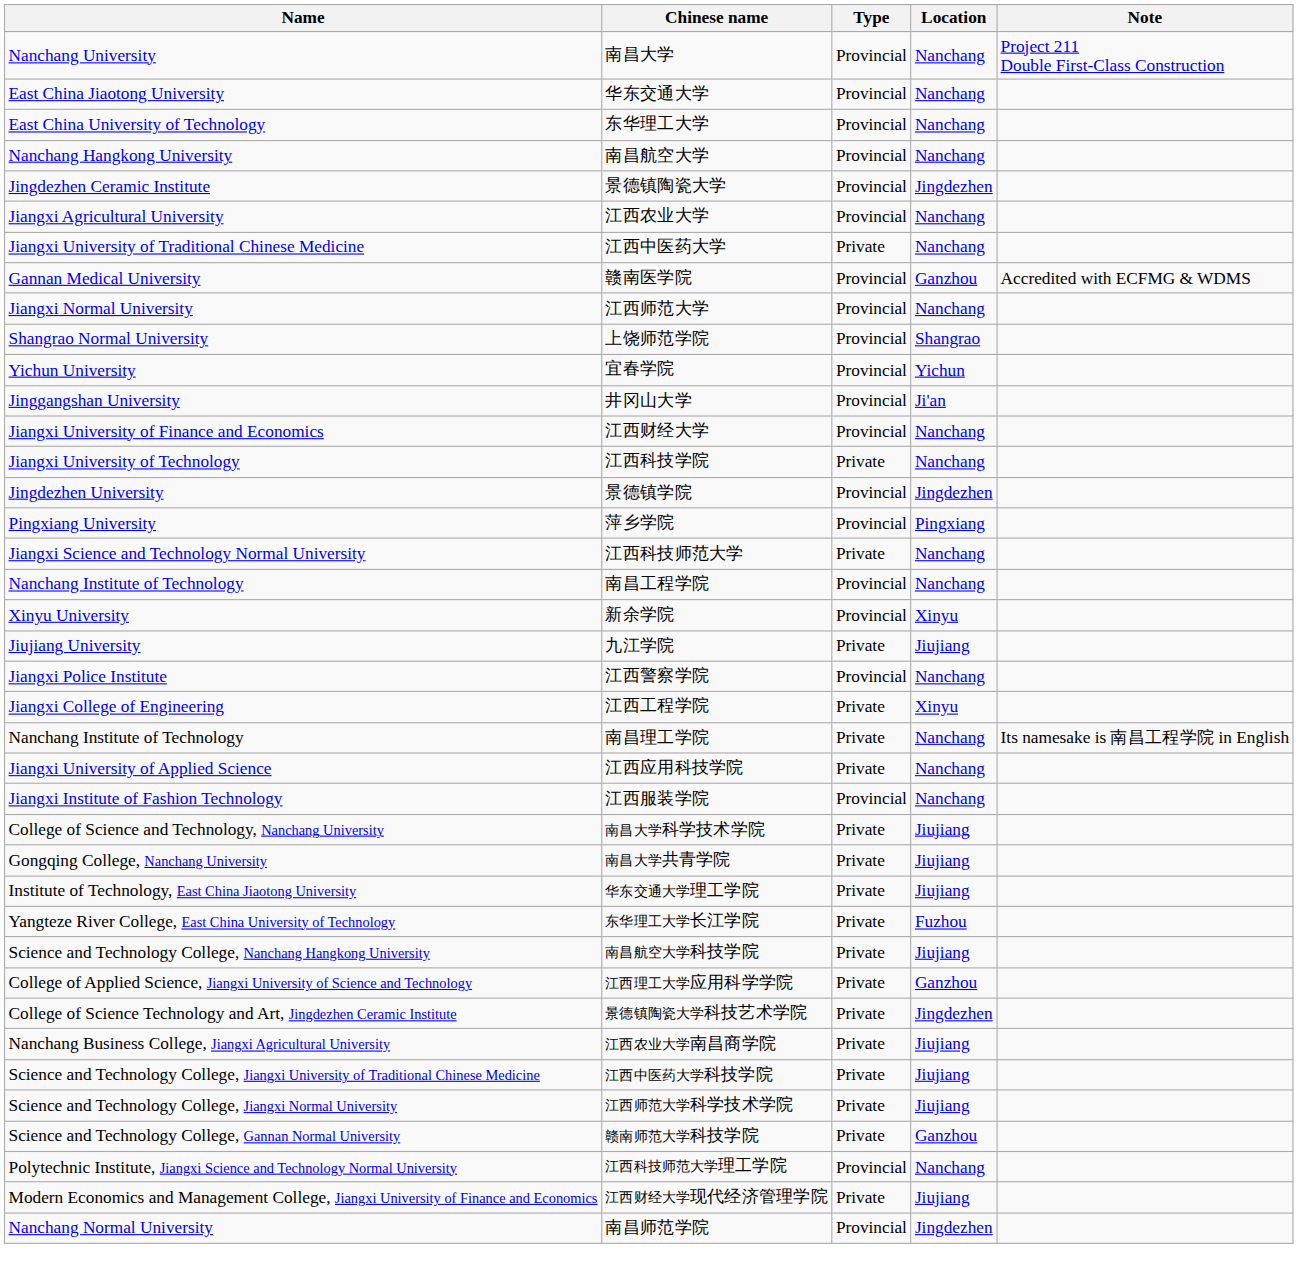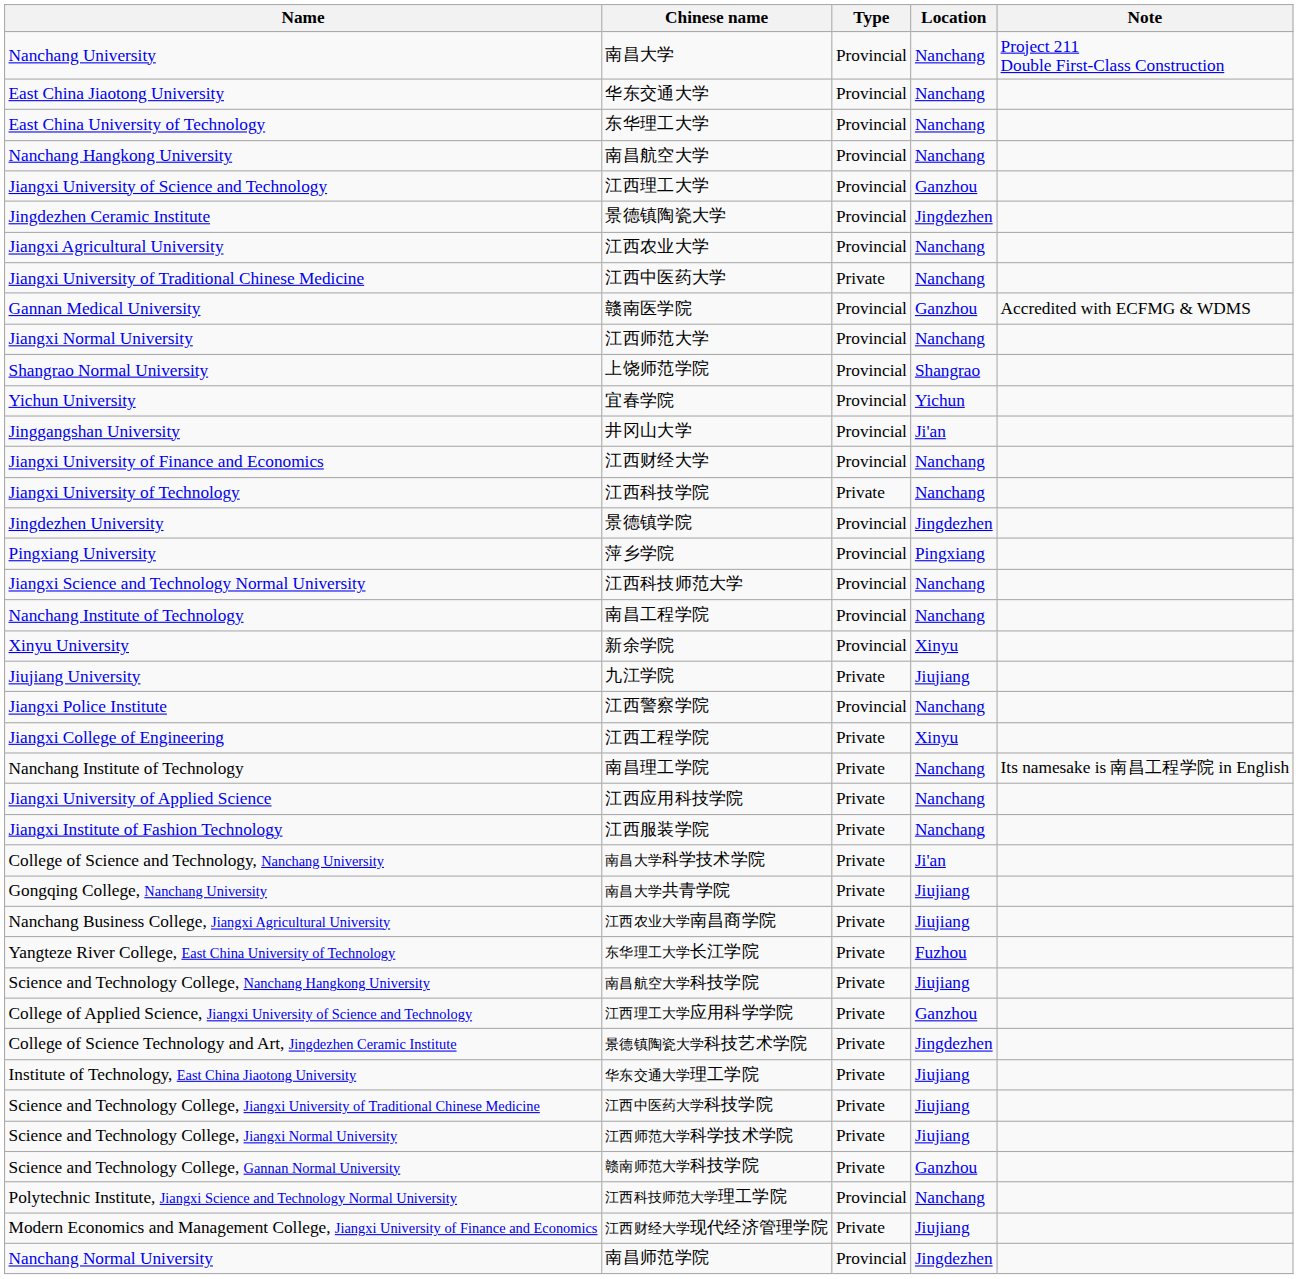+ row: (657, 185)
(860, 553) Private -> (871, 584) Provincial
(871, 798) Provincial -> (860, 829) Private
(942, 829) Jiujiang -> (930, 860) Ji'an
rows swapped: (682, 890) <-> (691, 1043)
